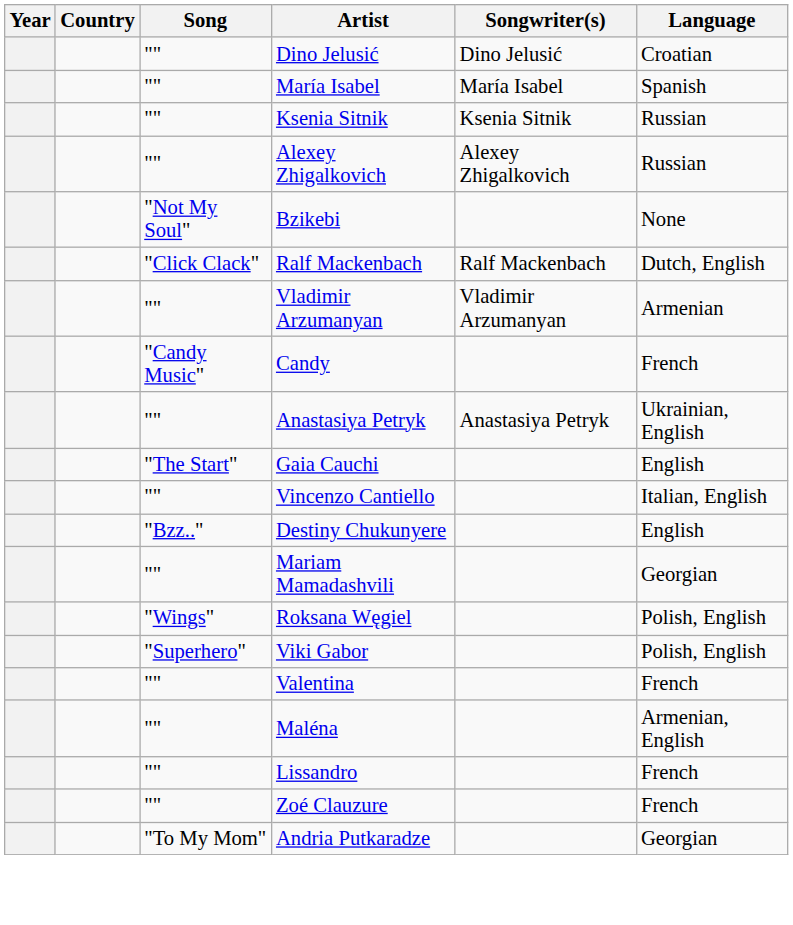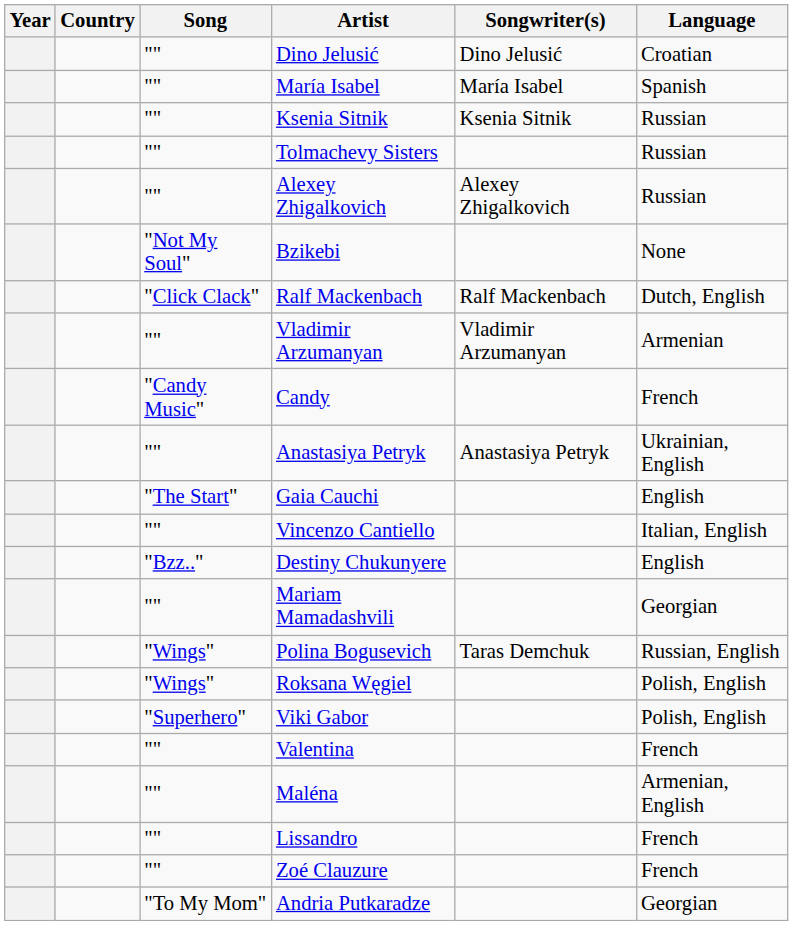+ row: (357, 151)
+ row: (354, 651)
